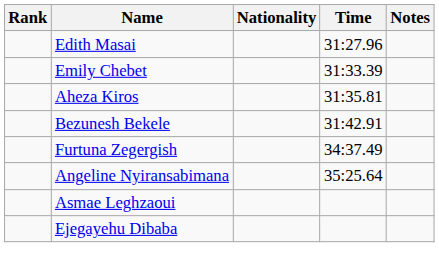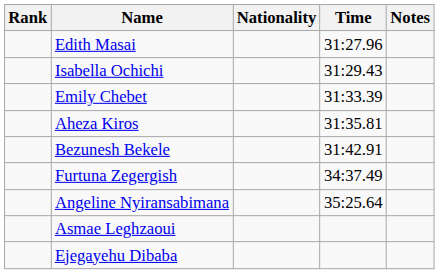+ row: (109, 70)
